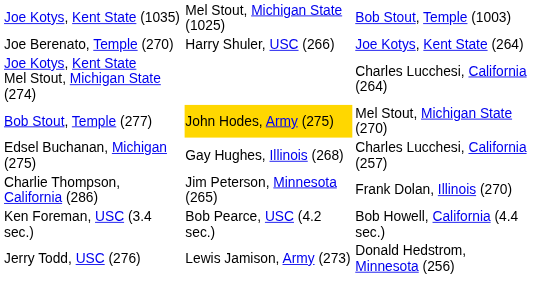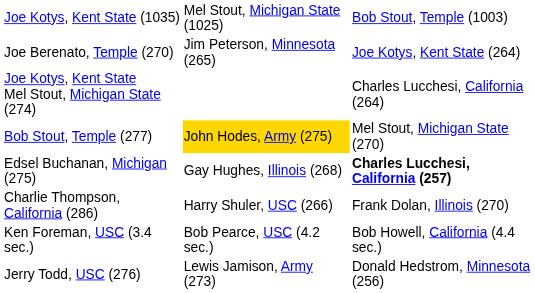(260, 44) Harry Shuler, USC (266) -> (259, 52) Jim Peterson, Minnesota (265)
(441, 155) normal -> (411, 171) bold
(261, 190) Jim Peterson, Minnesota (265) -> (258, 205) Harry Shuler, USC (266)
